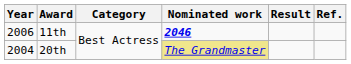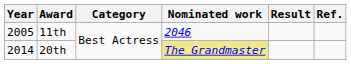(21, 32) 2006 -> (21, 32) 2005
(178, 32) bold -> (178, 32) normal
(21, 50) 2004 -> (21, 50) 2014
